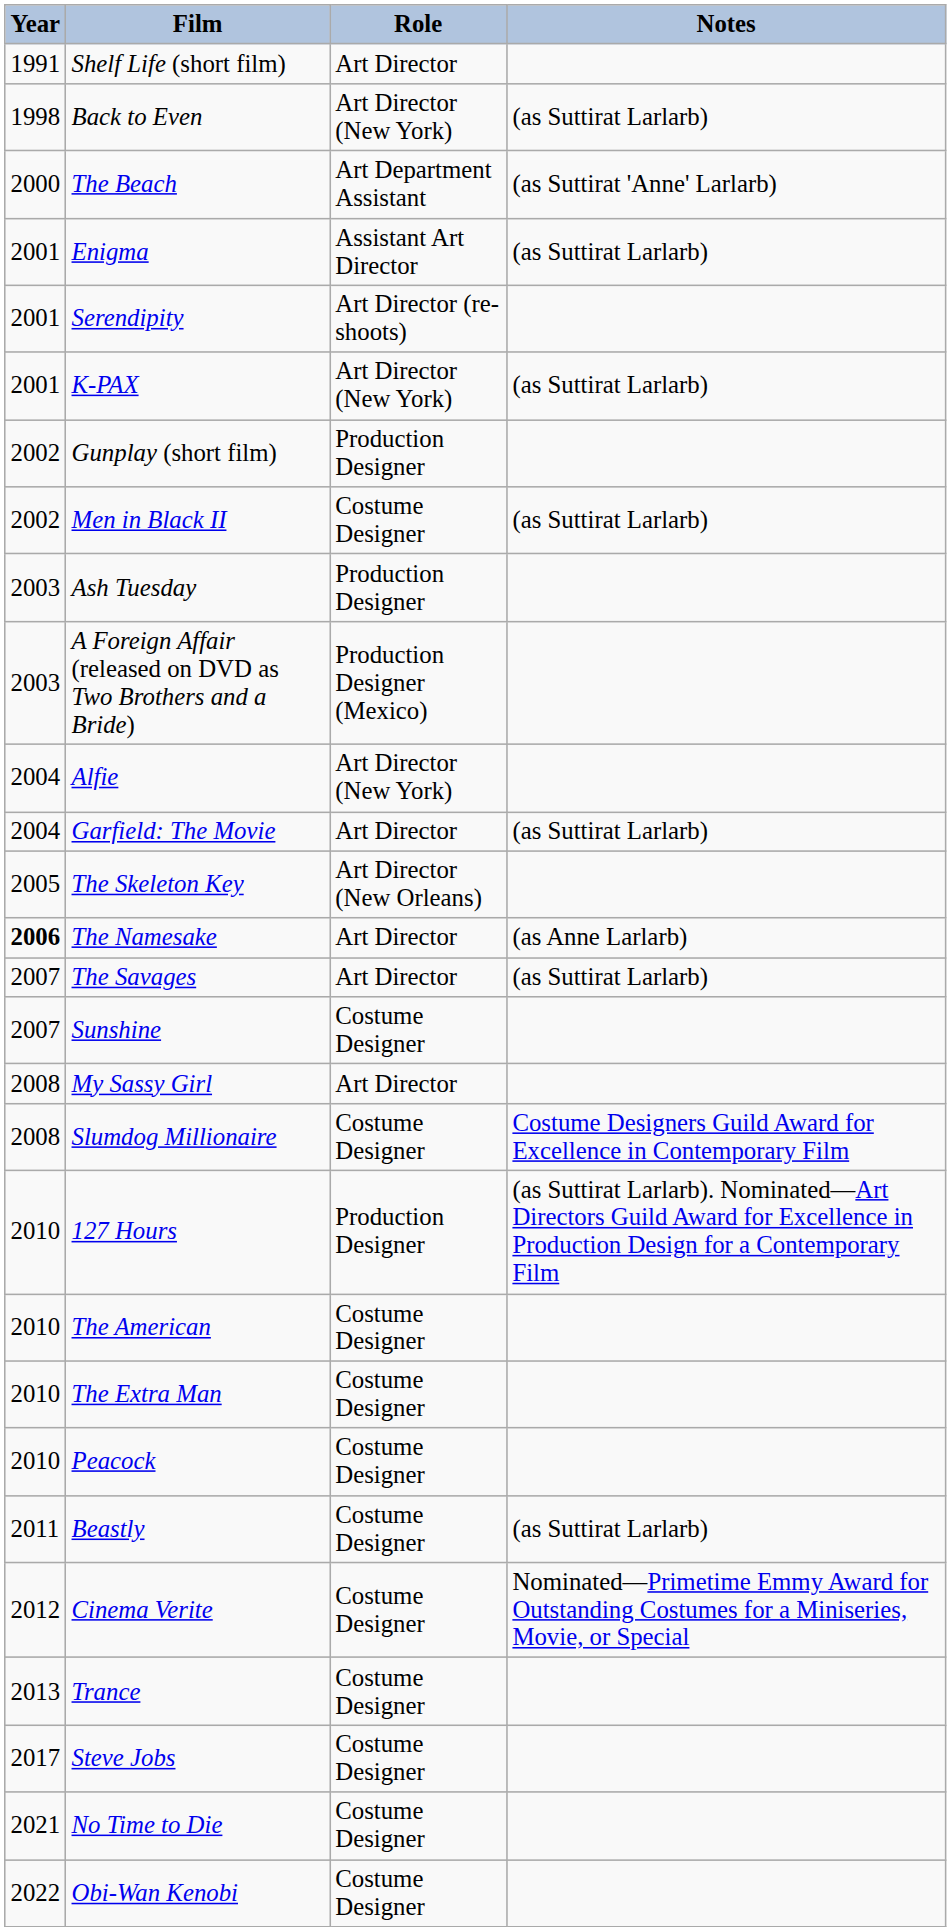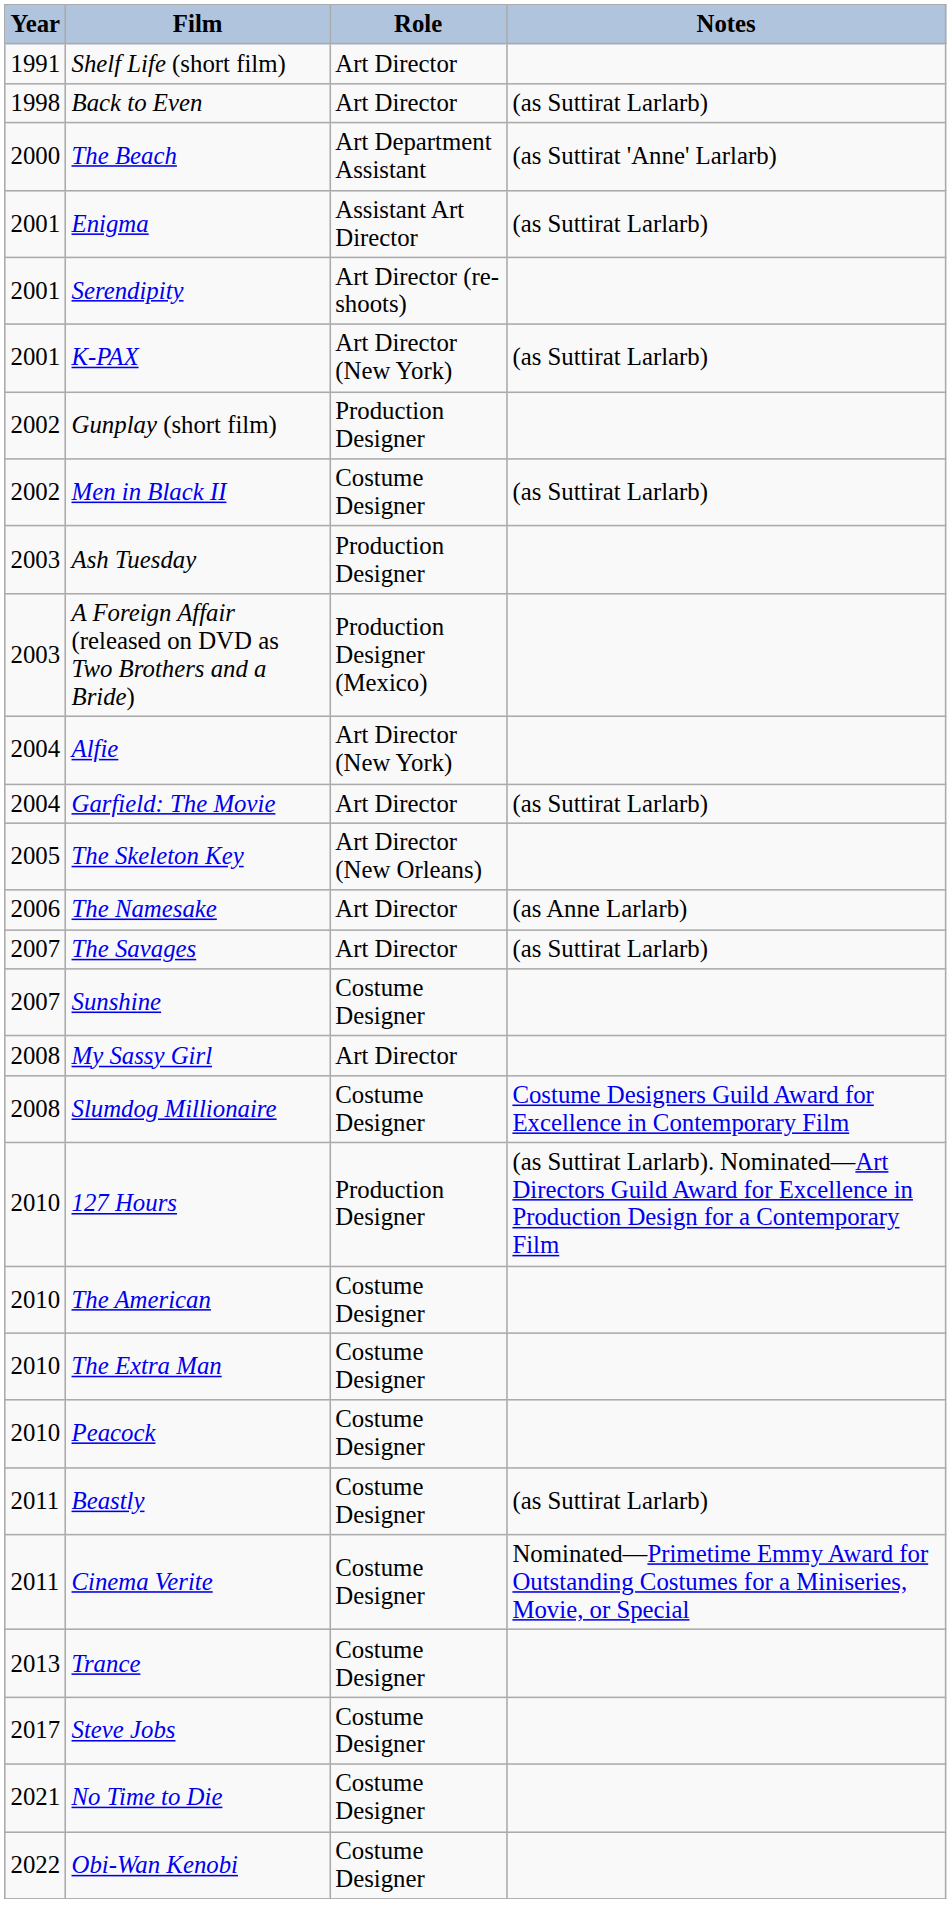(396, 116) Art Director (New York) -> (396, 102) Art Director
(35, 937) bold -> (35, 909) normal
(35, 1609) 2012 -> (35, 1581) 2011
